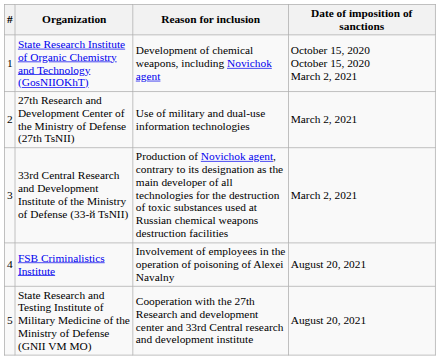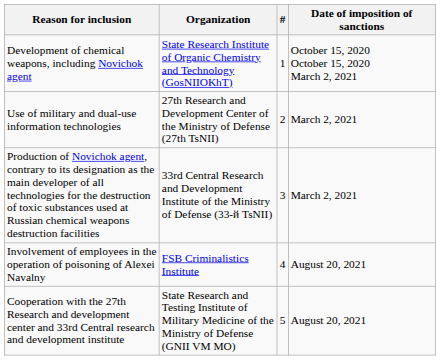columns swapped: (10, 19) <-> (211, 19)
